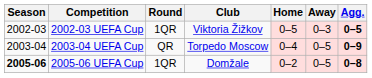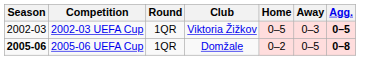- row: (97, 47)
